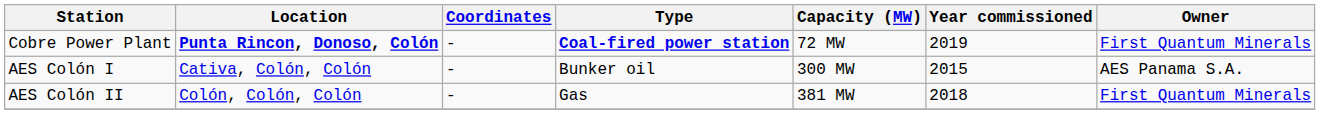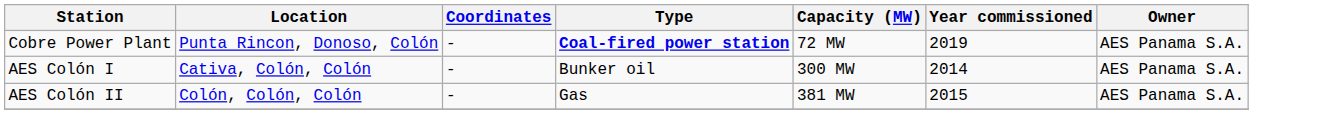(309, 44) bold -> (309, 44) normal
(1206, 44) First Quantum Minerals -> (1172, 44) AES Panama S.A.
(949, 70) 2015 -> (949, 70) 2014
(949, 96) 2018 -> (949, 96) 2015
(1206, 96) First Quantum Minerals -> (1172, 96) AES Panama S.A.
